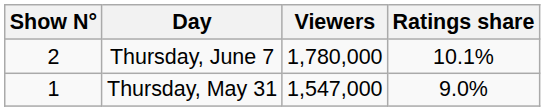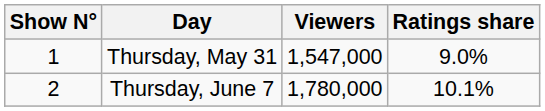rows swapped: (192, 90) <-> (192, 56)
